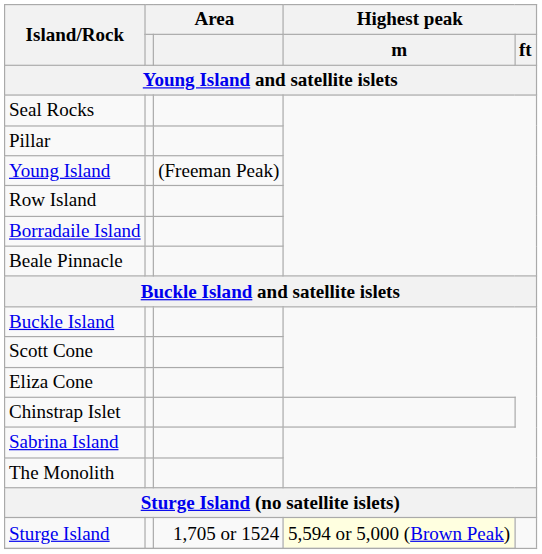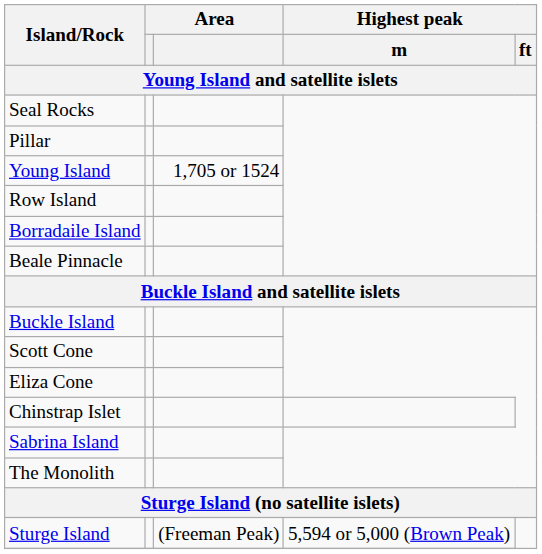(219, 170) (Freeman Peak) -> (226, 170) 1,705 or 1524
(226, 532) 1,705 or 1524 -> (219, 532) (Freeman Peak)
(399, 532) lightyellow background -> (399, 532) no background
